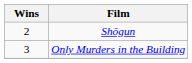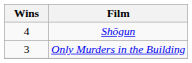(26, 31) 2 -> (26, 31) 4
